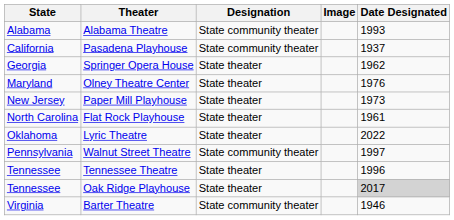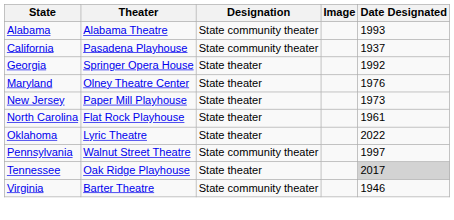(373, 65) 1962 -> (373, 65) 1992
- row: (130, 170)
